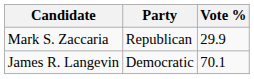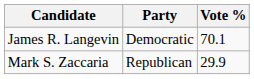rows swapped: (63, 62) <-> (58, 39)
